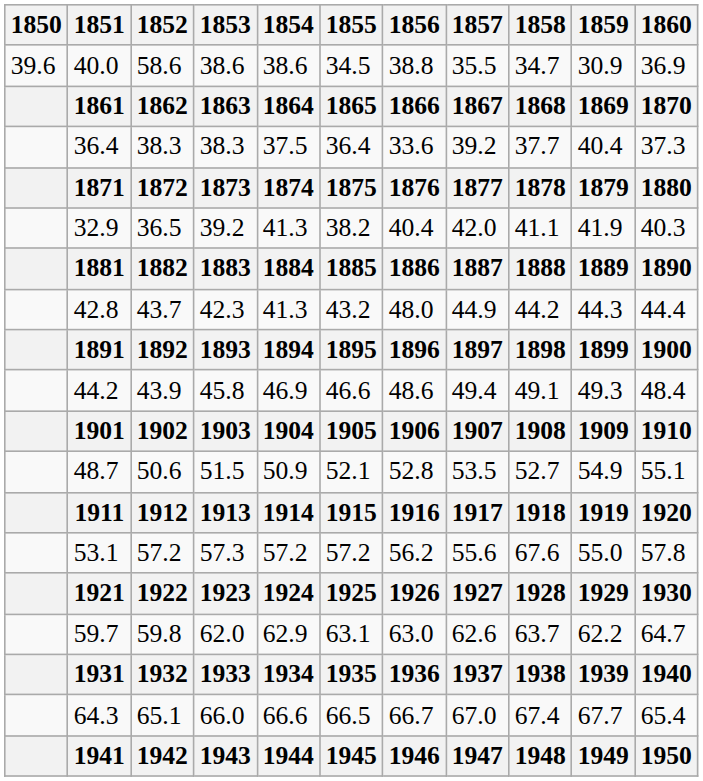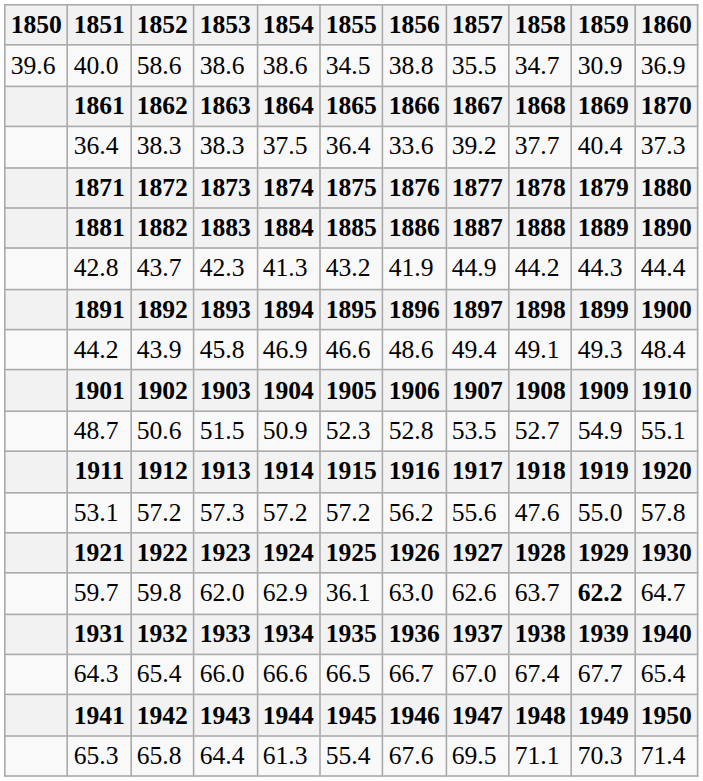- row: (96, 227)
(411, 308) 48.0 -> (411, 268) 41.9
(348, 471) 52.1 -> (348, 430) 52.3
(537, 552) 67.6 -> (537, 512) 47.6
(348, 633) 63.1 -> (348, 593) 36.1
(600, 633) normal -> (600, 593) bold
(159, 715) 65.1 -> (159, 674) 65.4
+ row: (96, 755)
